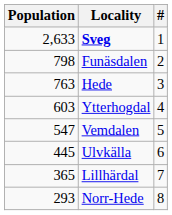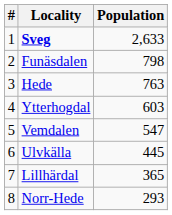columns swapped: (161, 15) <-> (41, 15)
